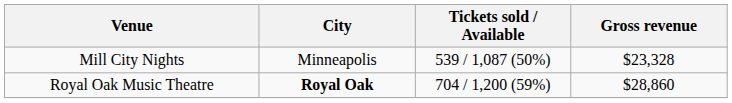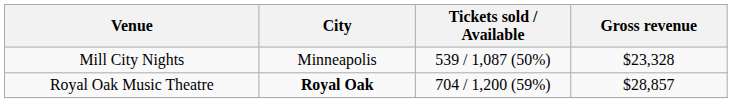(649, 85) $28,860 -> (649, 85) $28,857
